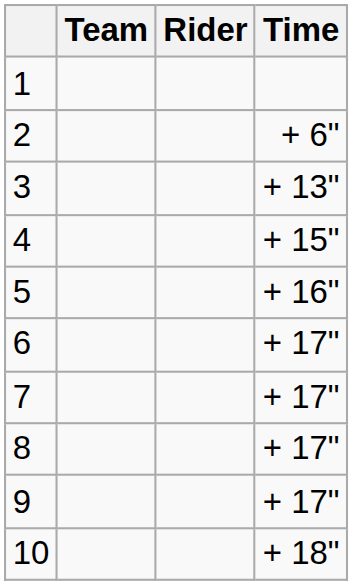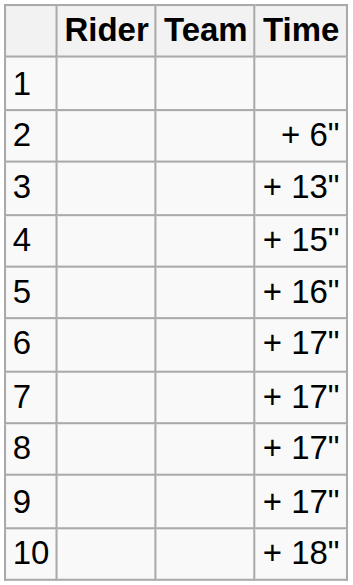columns swapped: (205, 30) <-> (106, 30)
